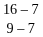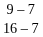rows swapped: (21, 9) <-> (21, 28)
